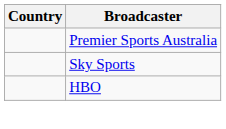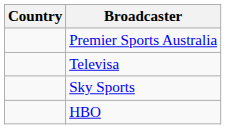+ row: (94, 64)
